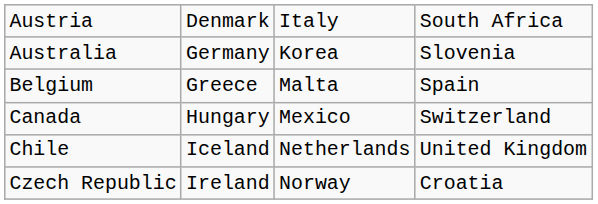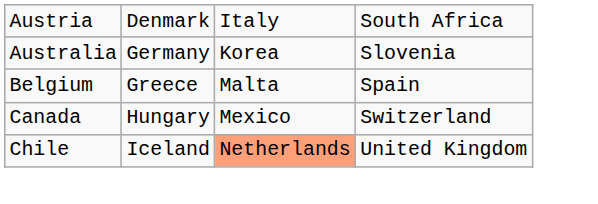(345, 151) no background -> (285, 151) lightsalmon background
- row: (93, 183)
